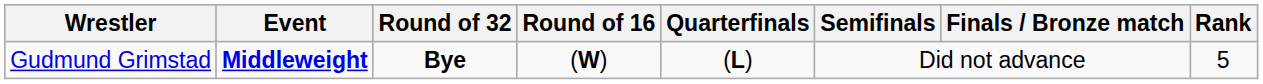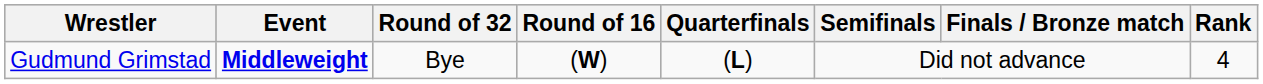(445, 60) bold -> (445, 60) normal
(1223, 60) 5 -> (1223, 60) 4
